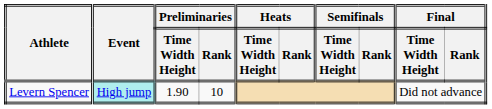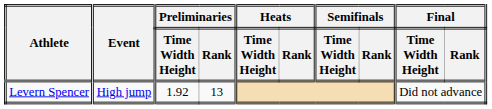(124, 92) paleturquoise background -> (124, 92) no background
(177, 92) 1.90 -> (177, 92) 1.92
(217, 92) 10 -> (217, 92) 13
